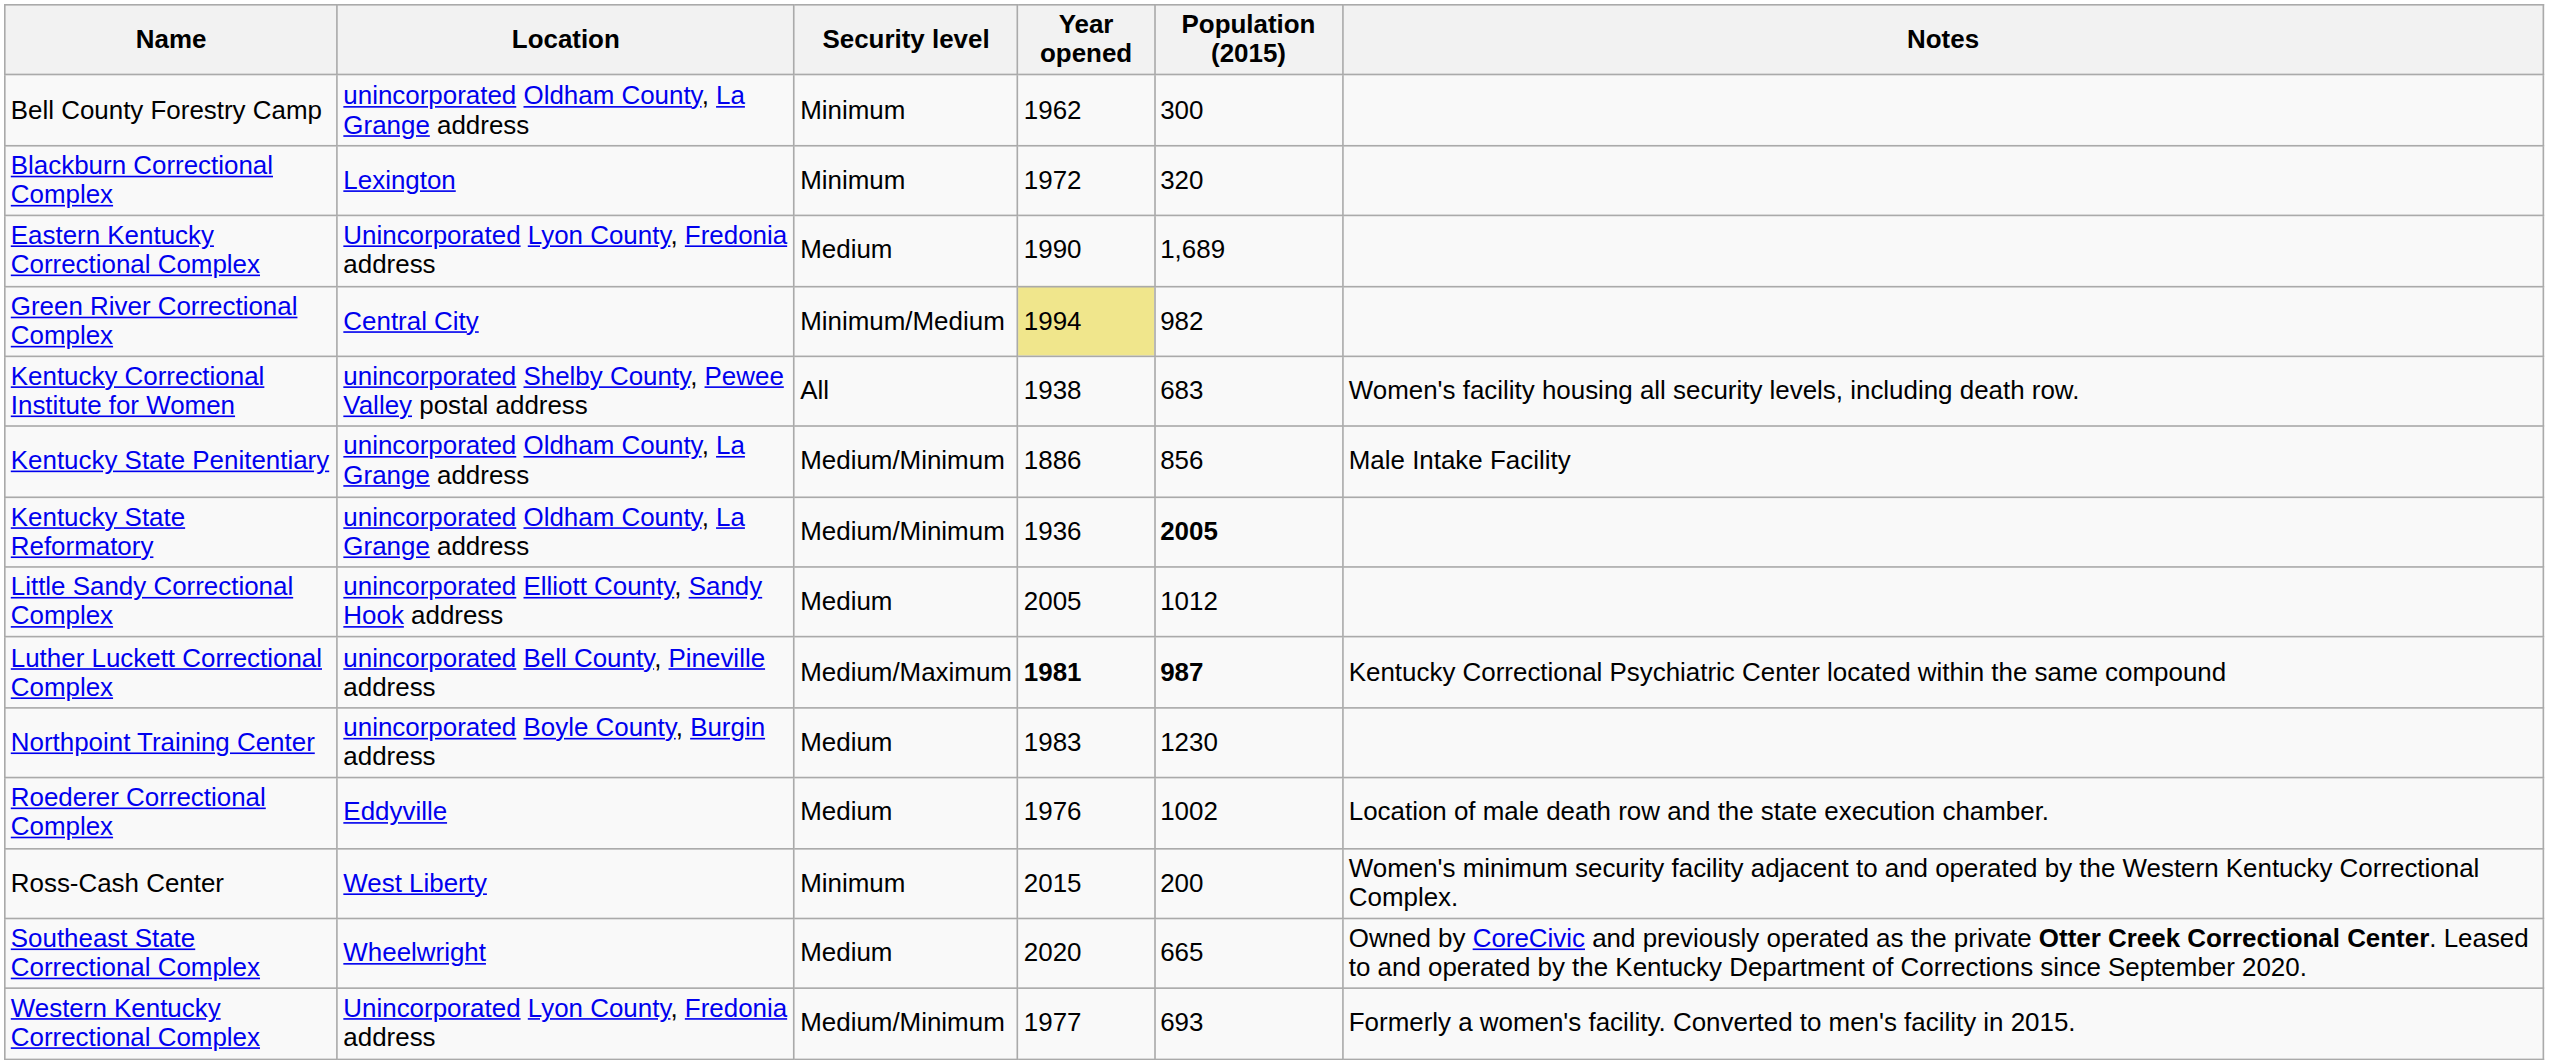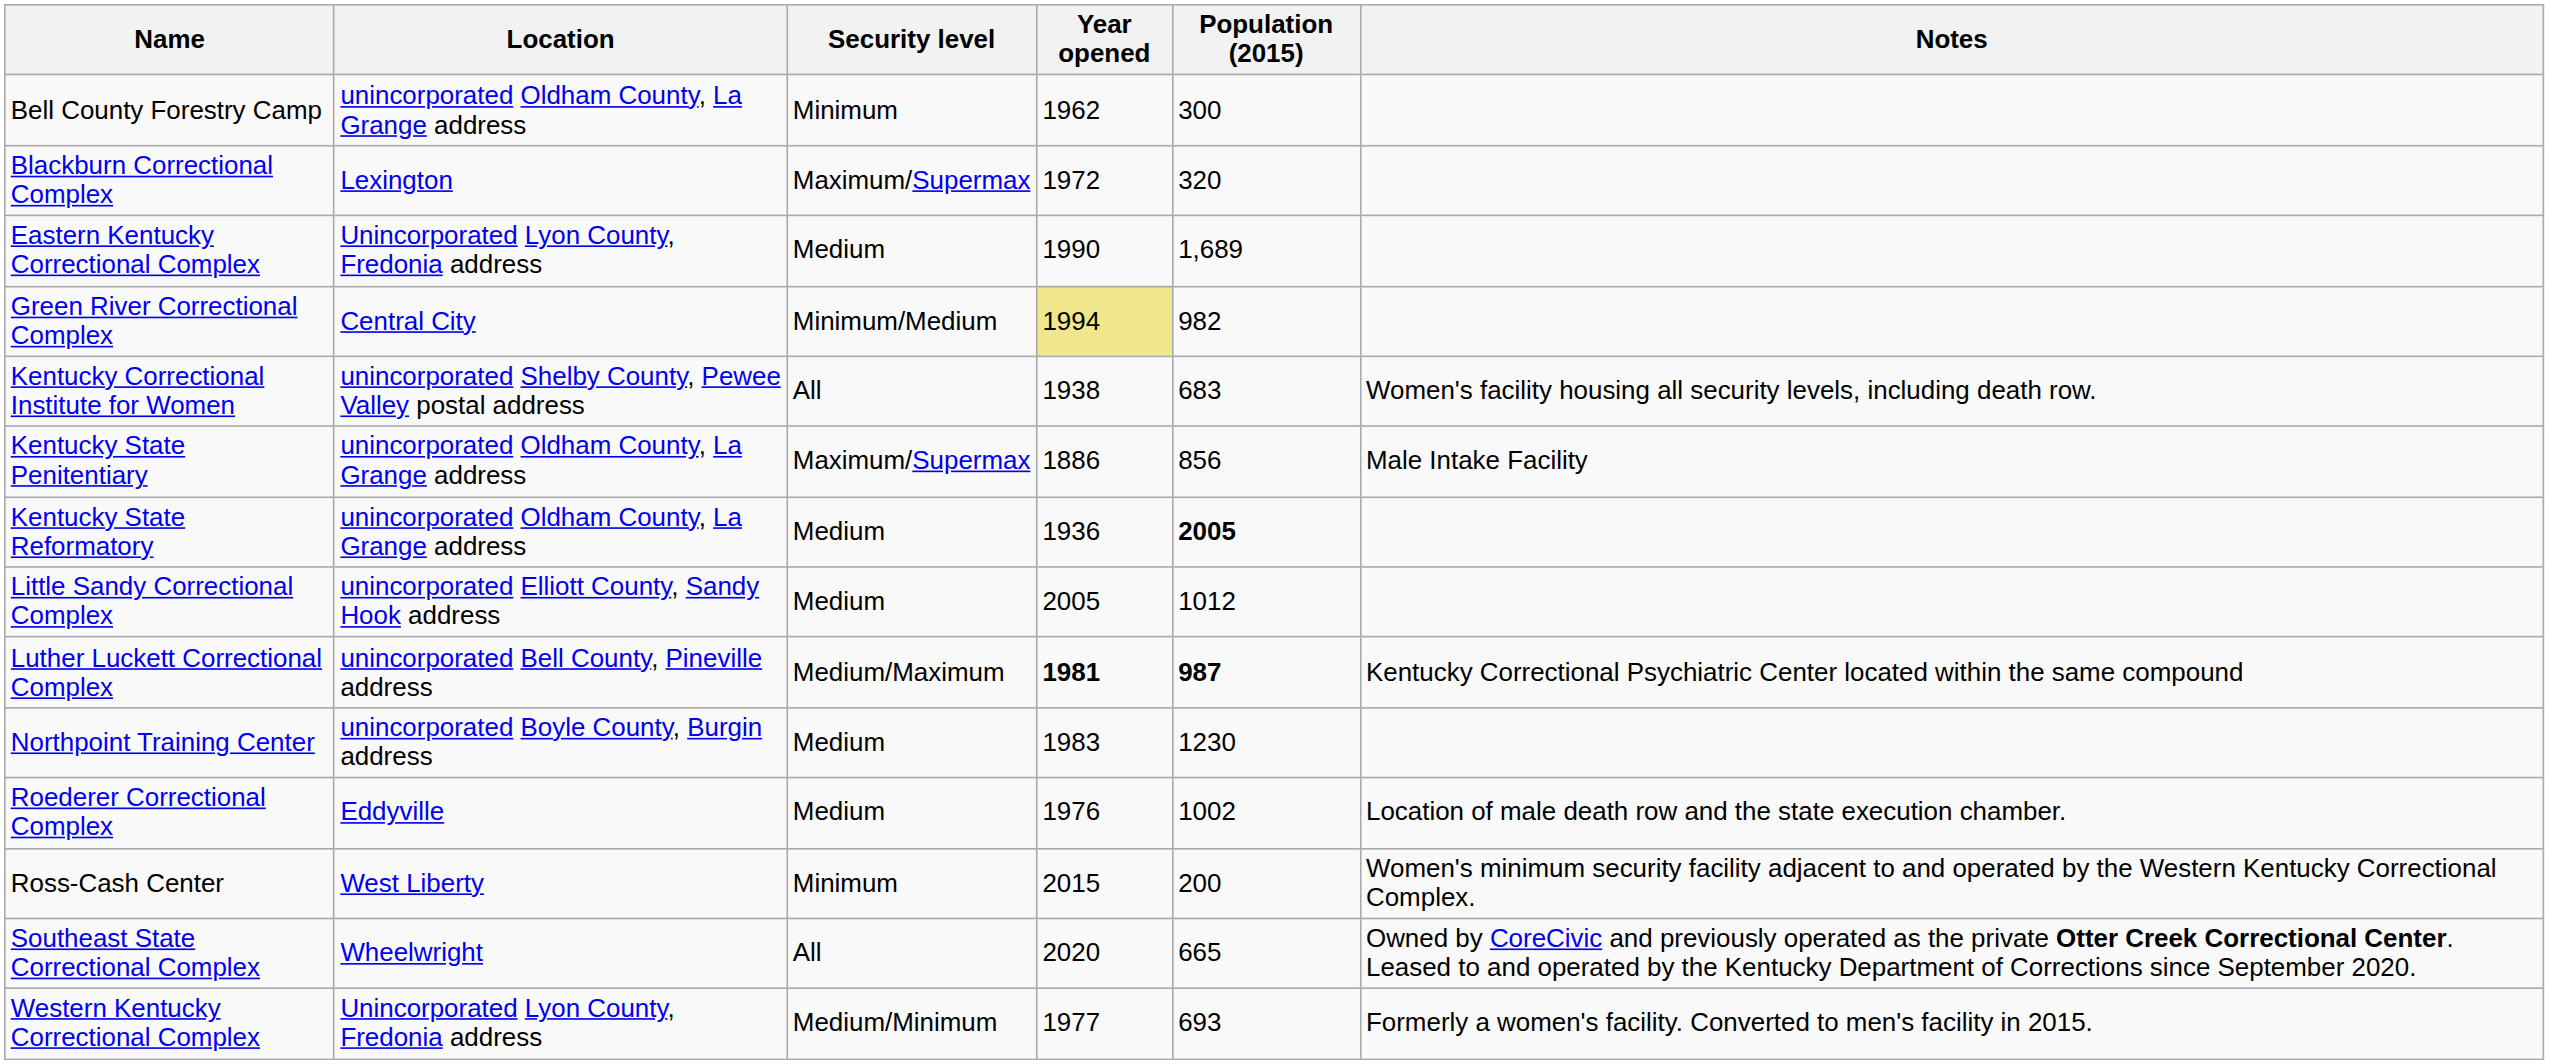(853, 180) Minimum -> (912, 180) Maximum/Supermax
(902, 461) Medium/Minimum -> (912, 461) Maximum/Supermax
(902, 531) Medium/Minimum -> (839, 531) Medium
(846, 953) Medium -> (807, 953) All
